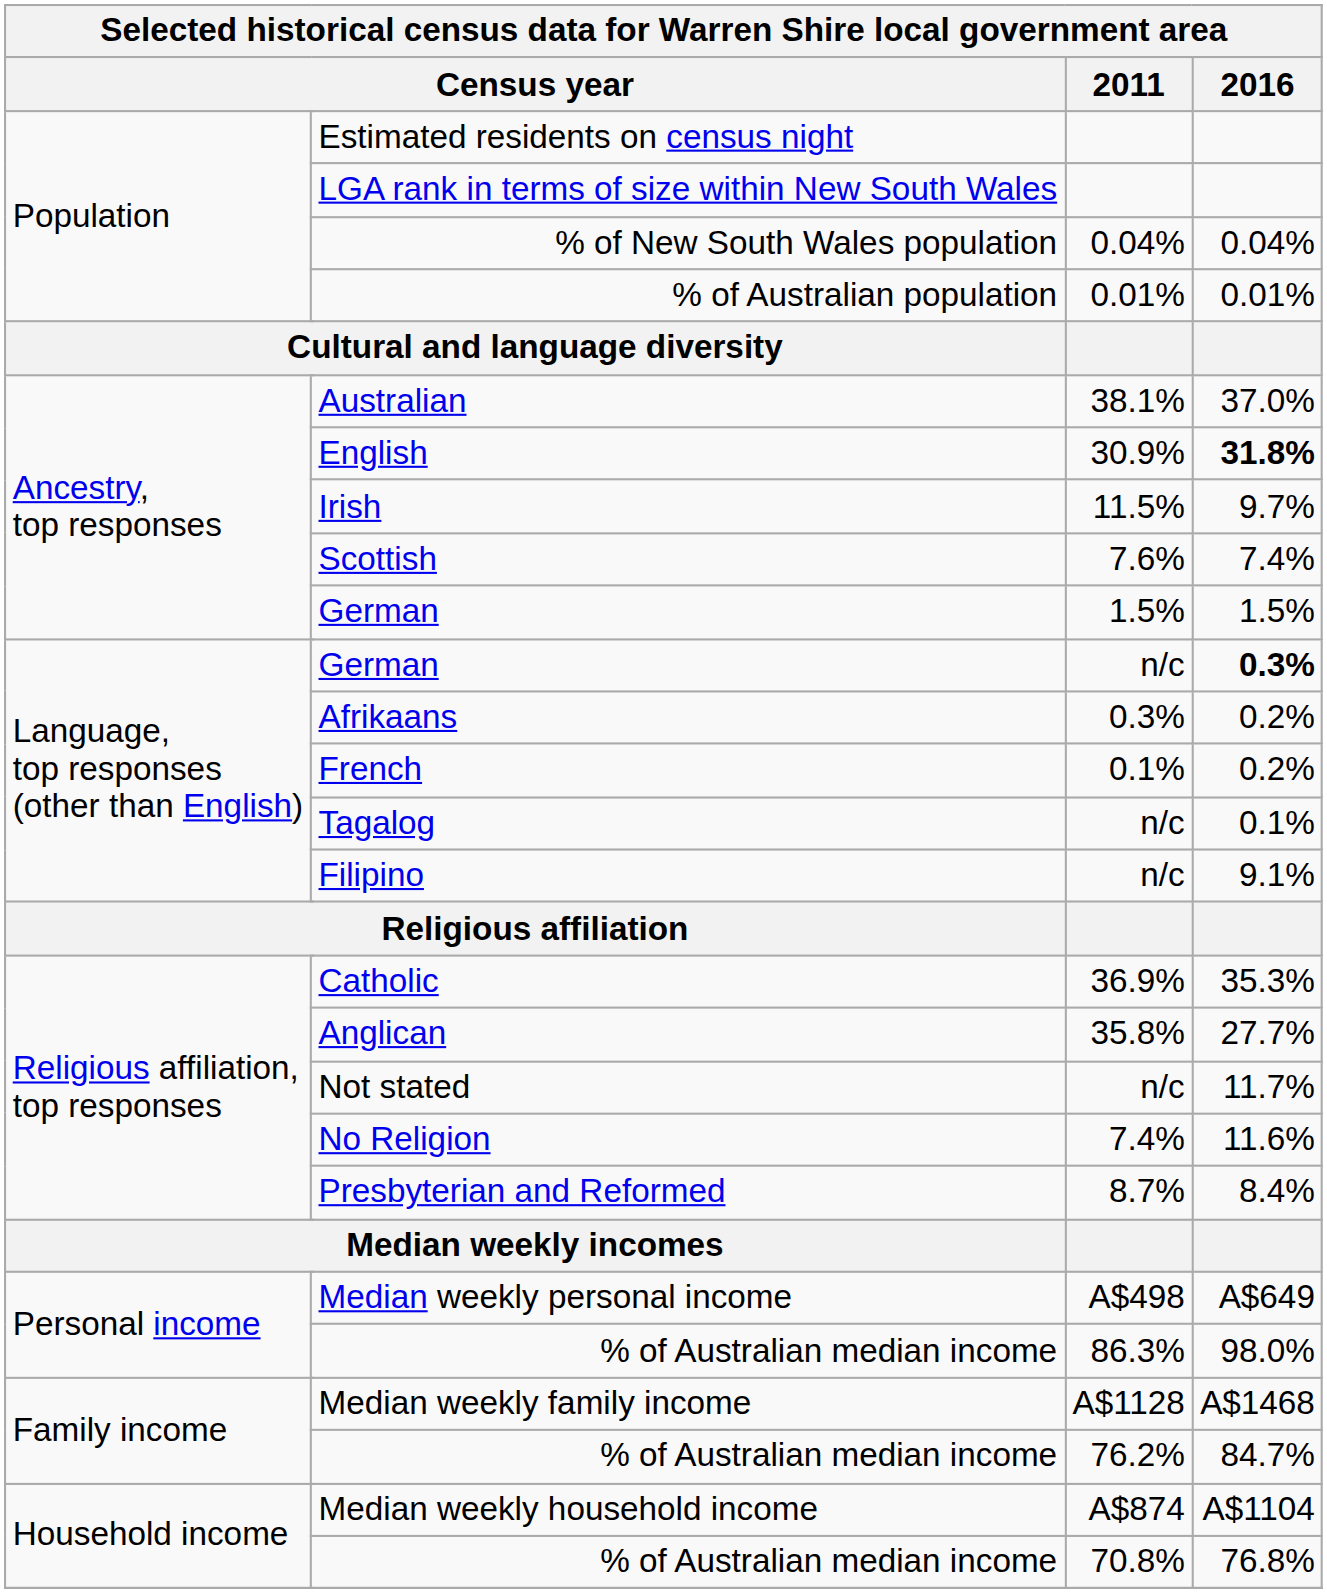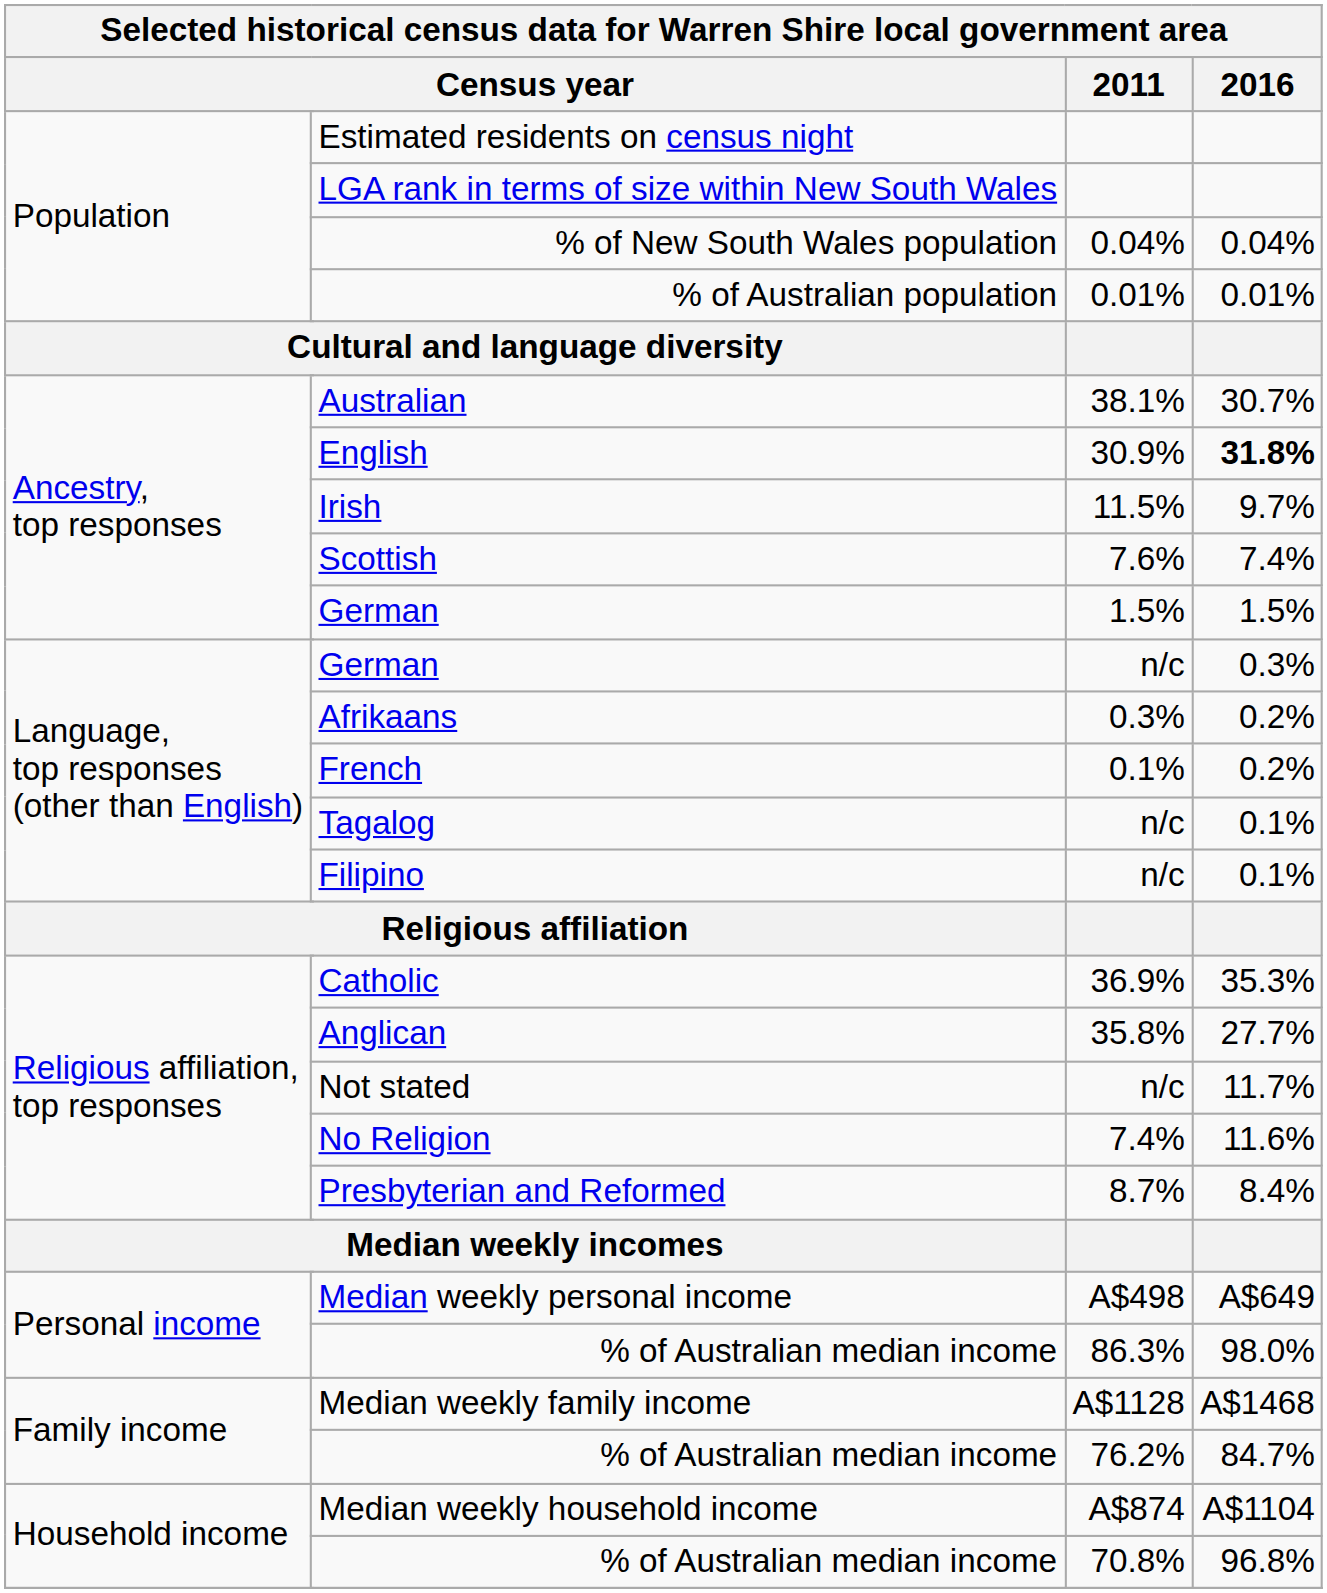(1263, 400) 37.0% -> (1263, 400) 30.7%
(1272, 664) bold -> (1272, 664) normal
(1272, 875) 9.1% -> (1272, 875) 0.1%
(1263, 1561) 76.8% -> (1263, 1561) 96.8%
